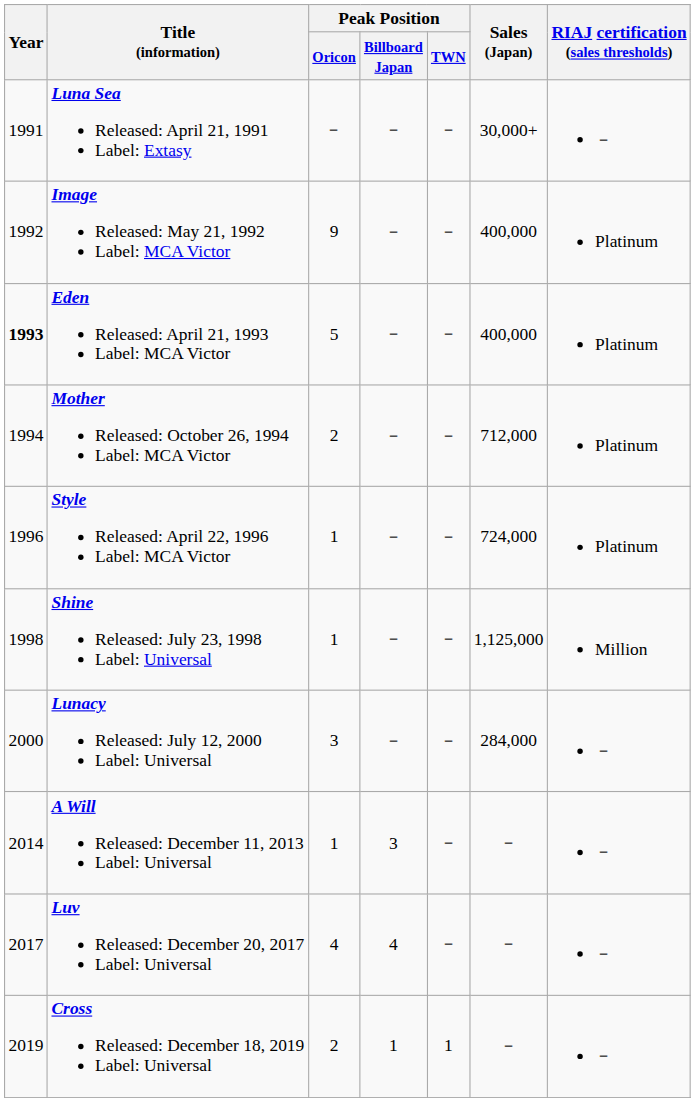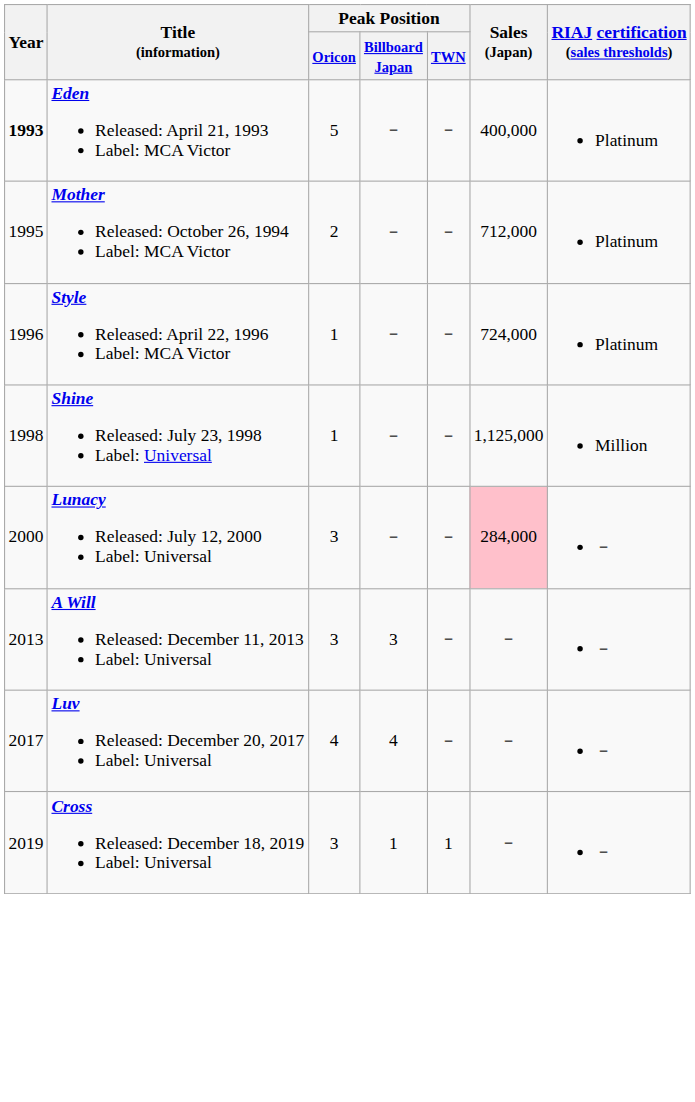- row: (178, 122)
- row: (178, 223)
(26, 435) 1994 -> (26, 232) 1995
(509, 740) no background -> (509, 537) pink background
(26, 842) 2014 -> (26, 639) 2013
(334, 842) 1 -> (334, 639) 3
(334, 1046) 2 -> (334, 842) 3
